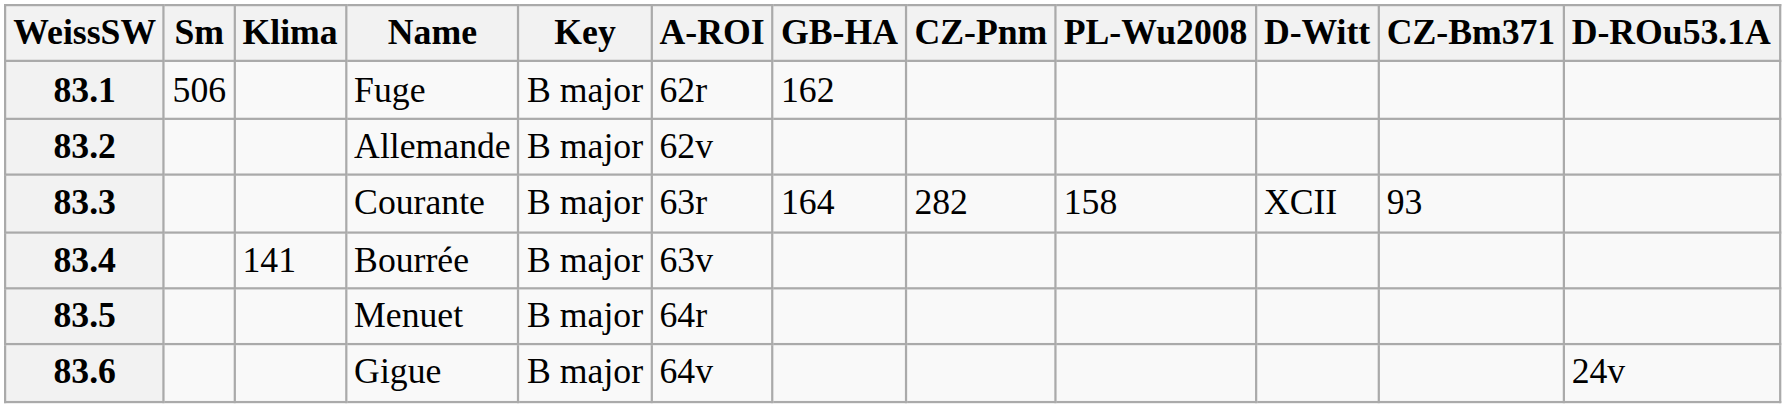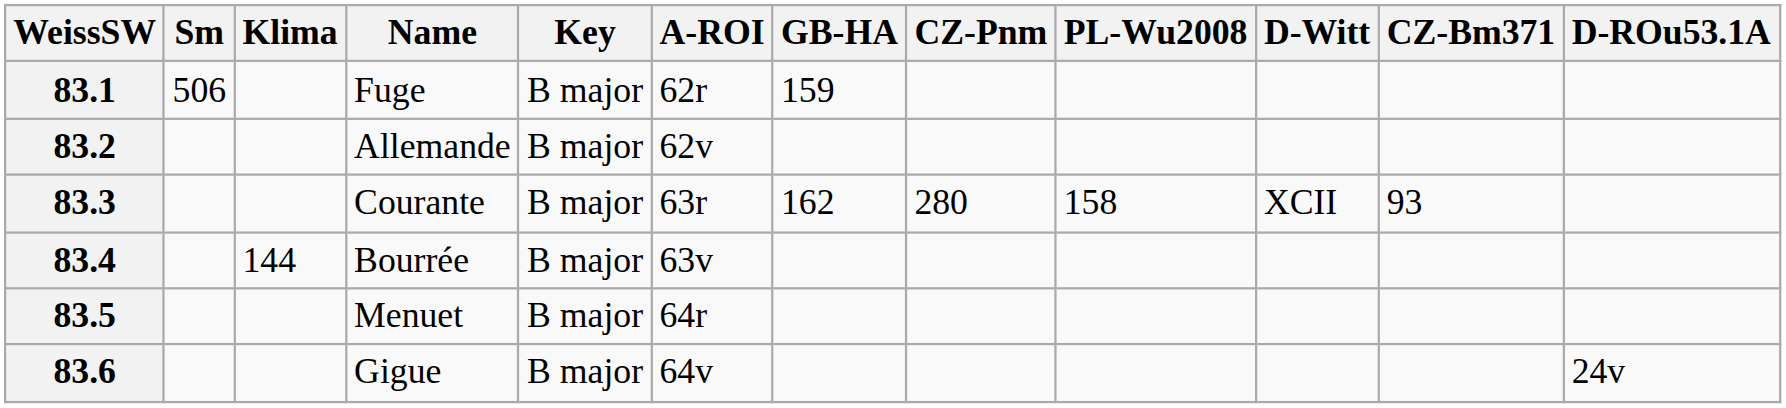(808, 89) 162 -> (808, 89) 159
(808, 202) 164 -> (808, 202) 162
(941, 202) 282 -> (941, 202) 280
(269, 259) 141 -> (269, 259) 144
